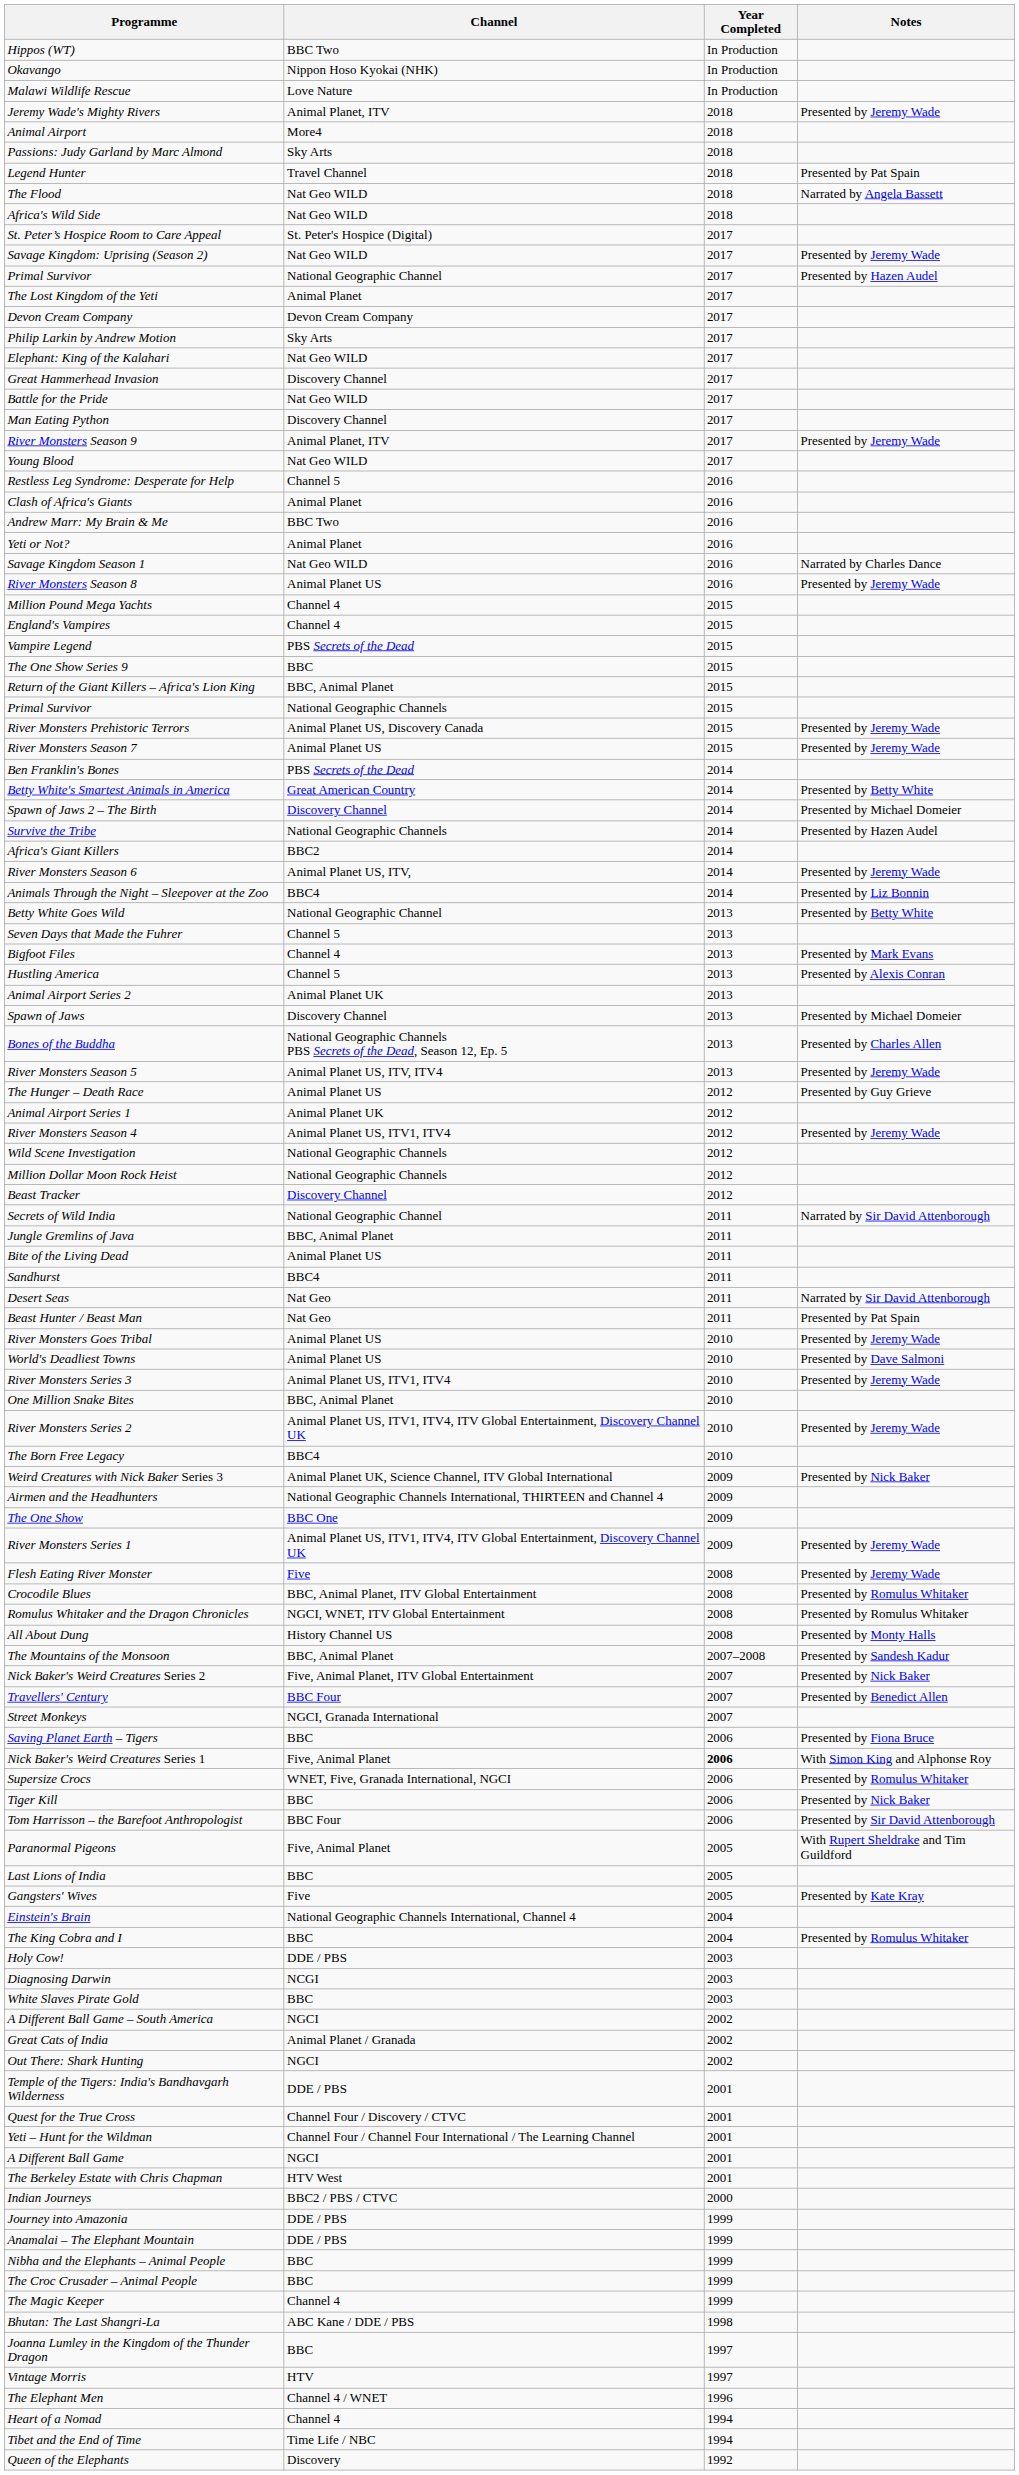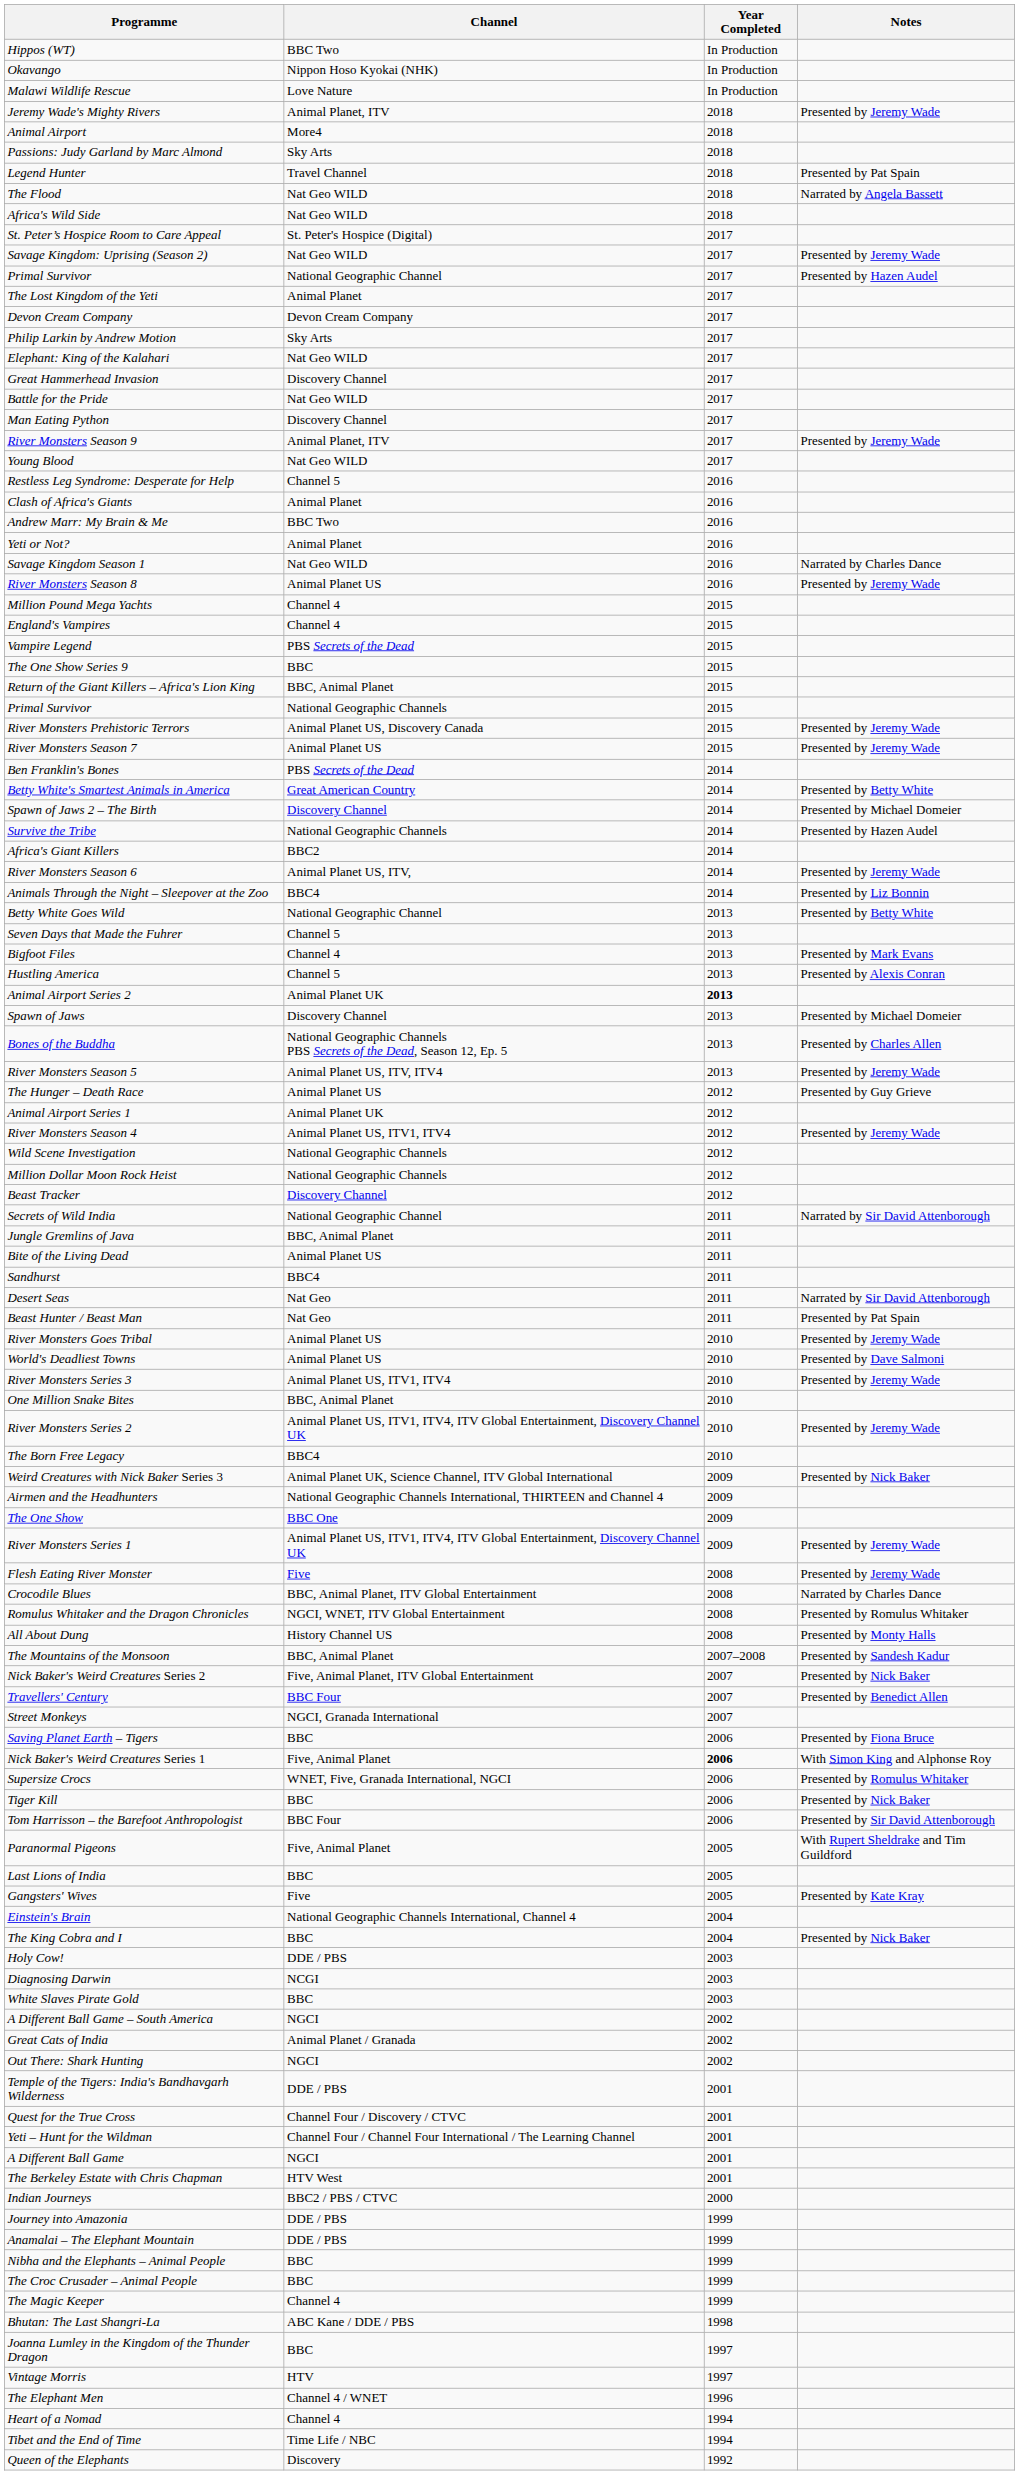(720, 995) normal -> (720, 995) bold
(885, 1594) Presented by Romulus Whitaker -> (871, 1594) Narrated by Charles Dance
(885, 1937) Presented by Romulus Whitaker -> (865, 1937) Presented by Nick Baker
